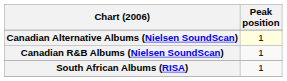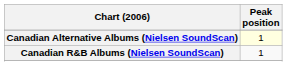- row: (122, 68)
